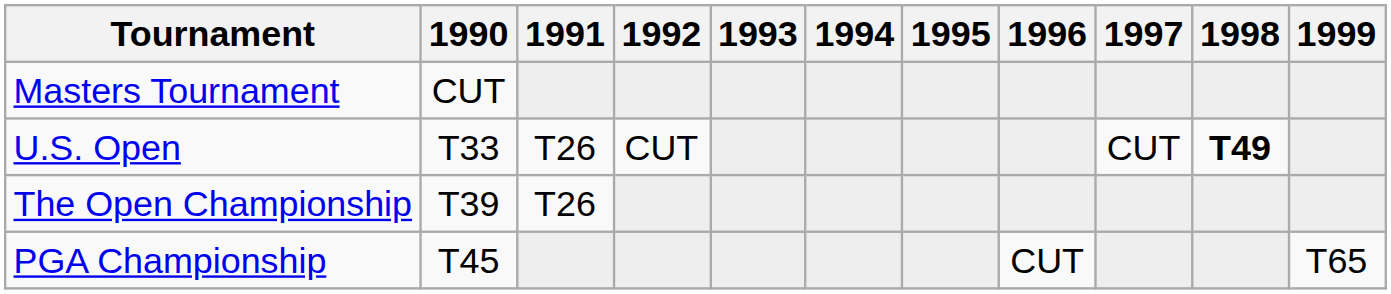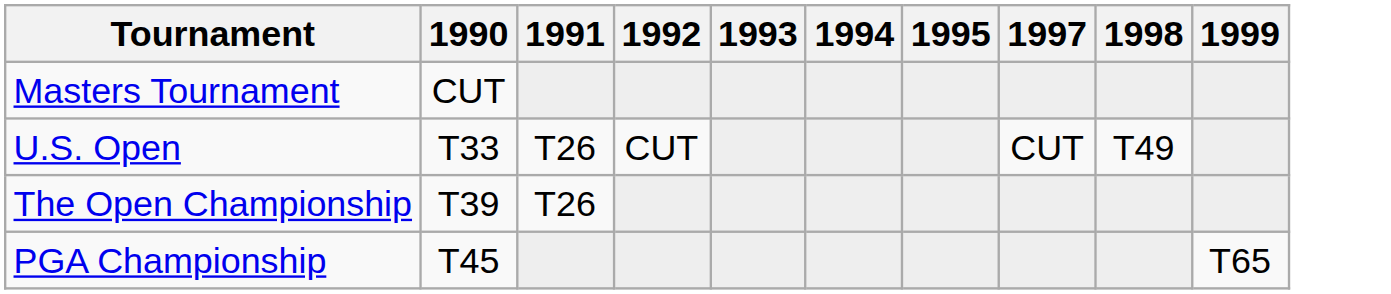- column: (1047, 34)
(1240, 147) bold -> (1144, 147) normal
